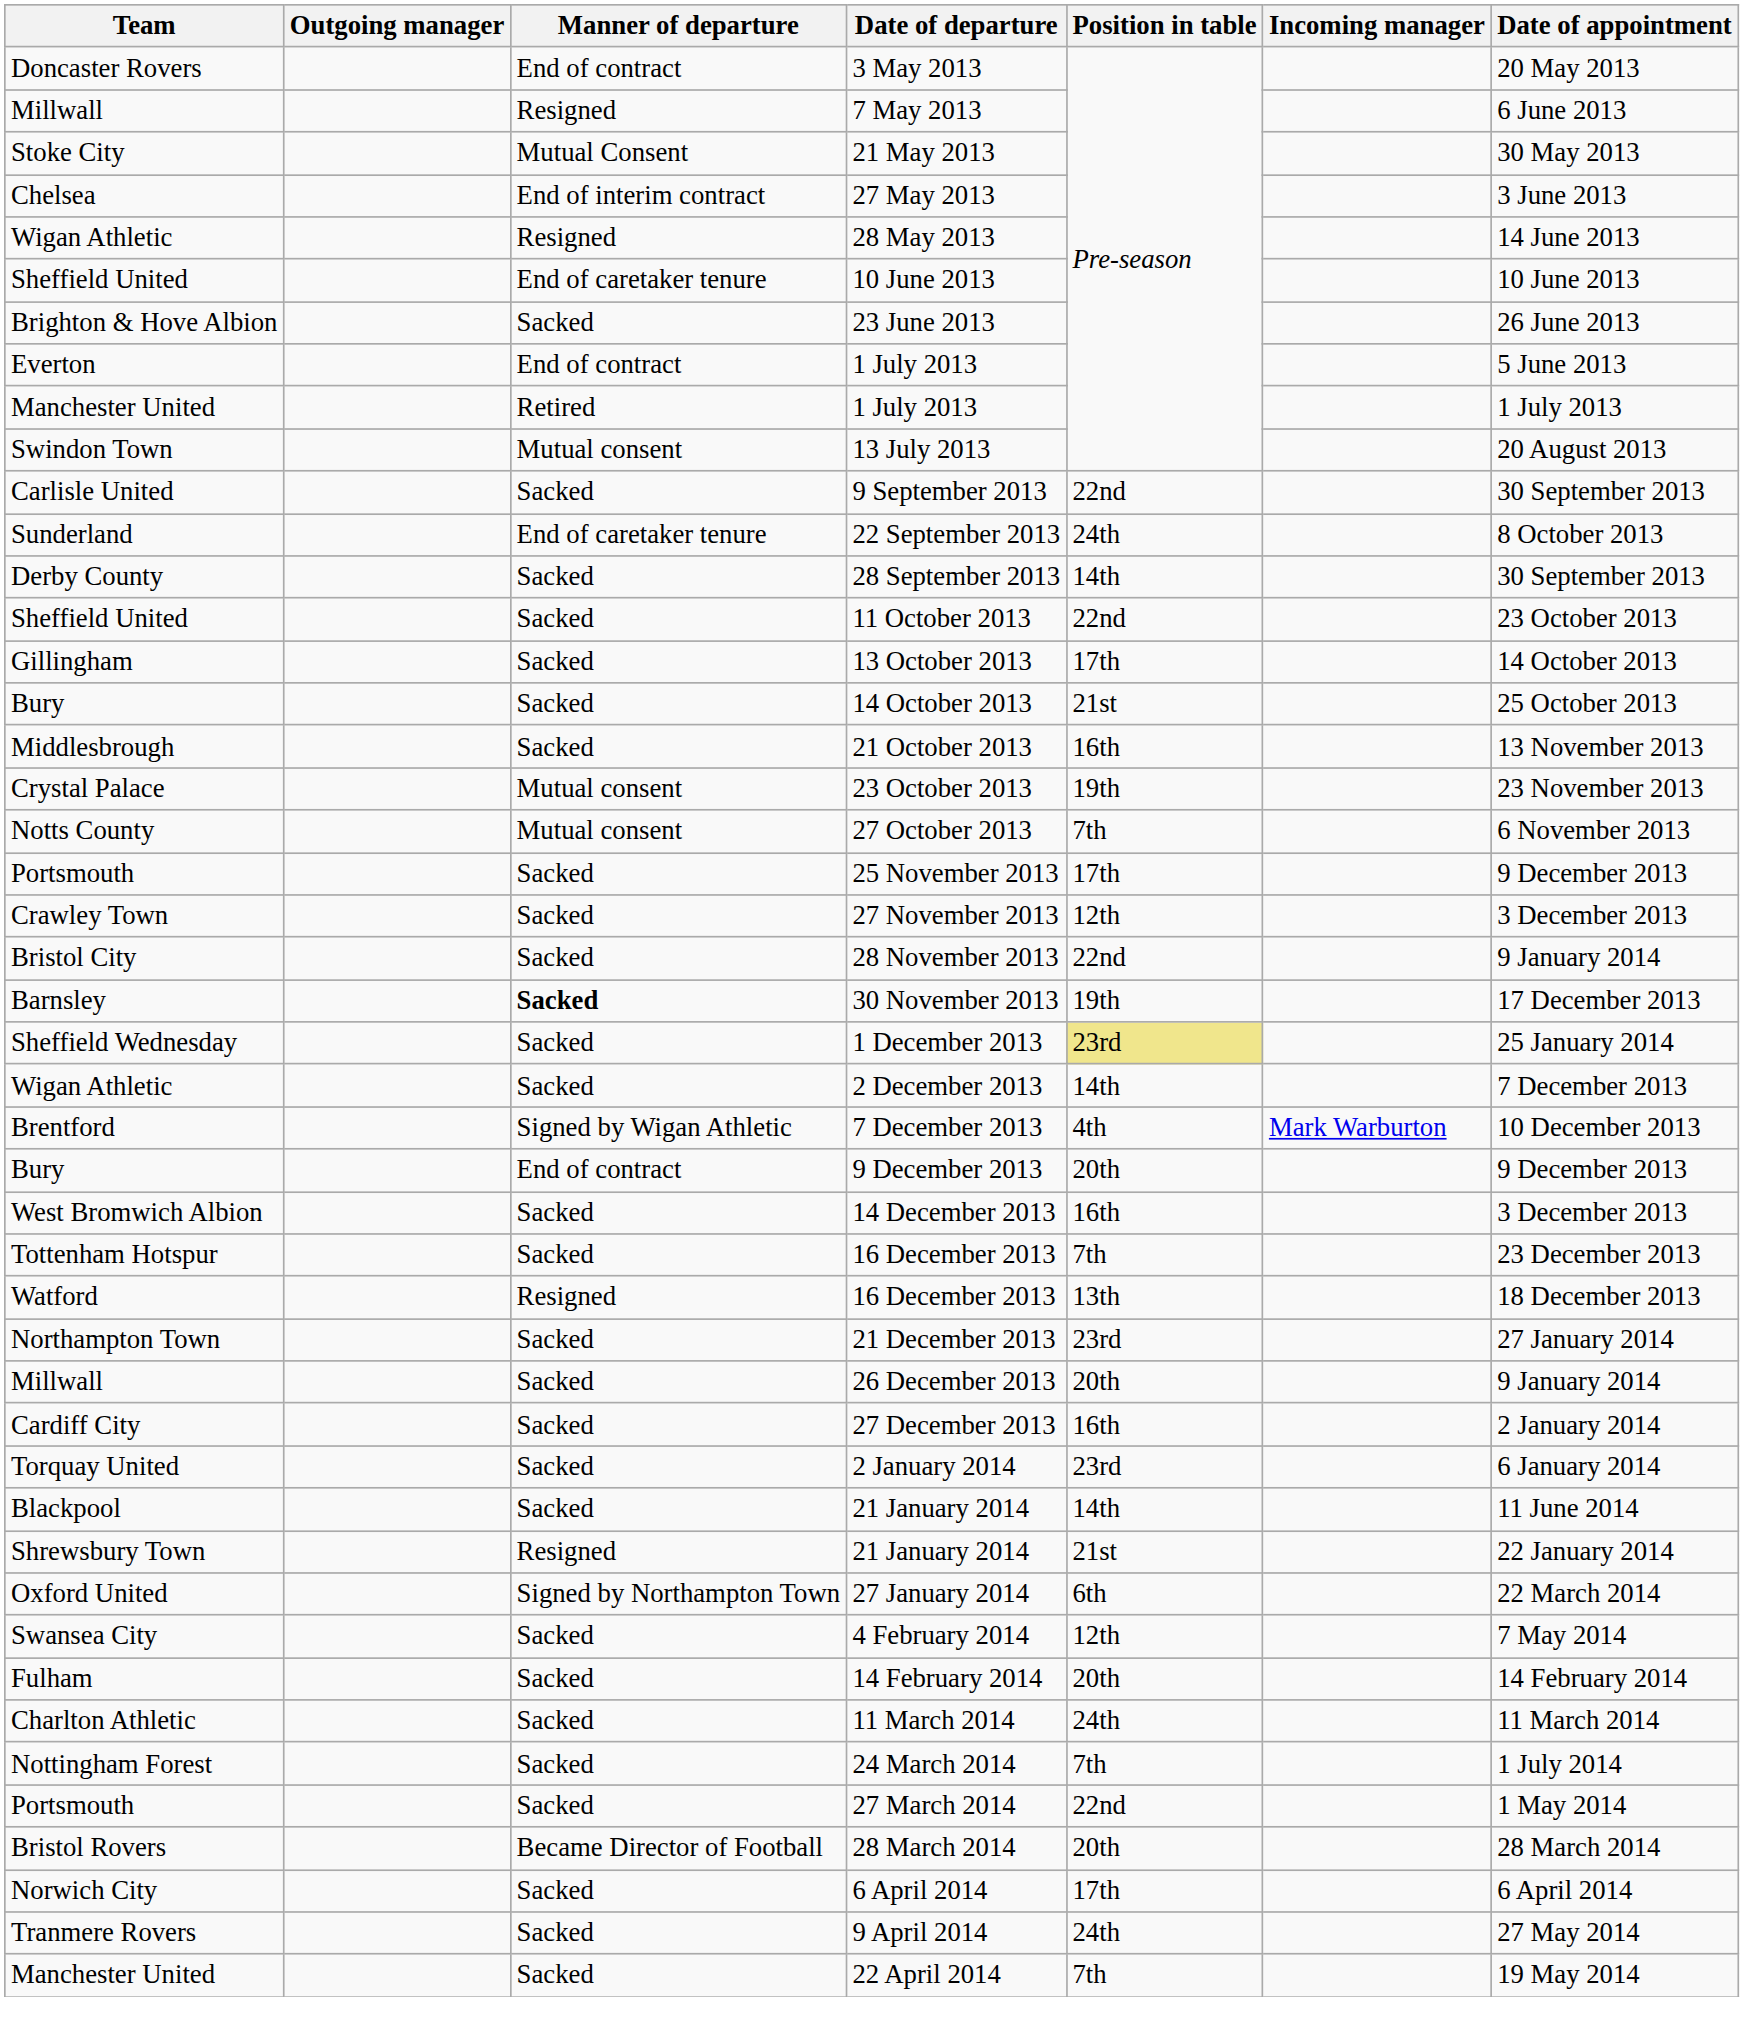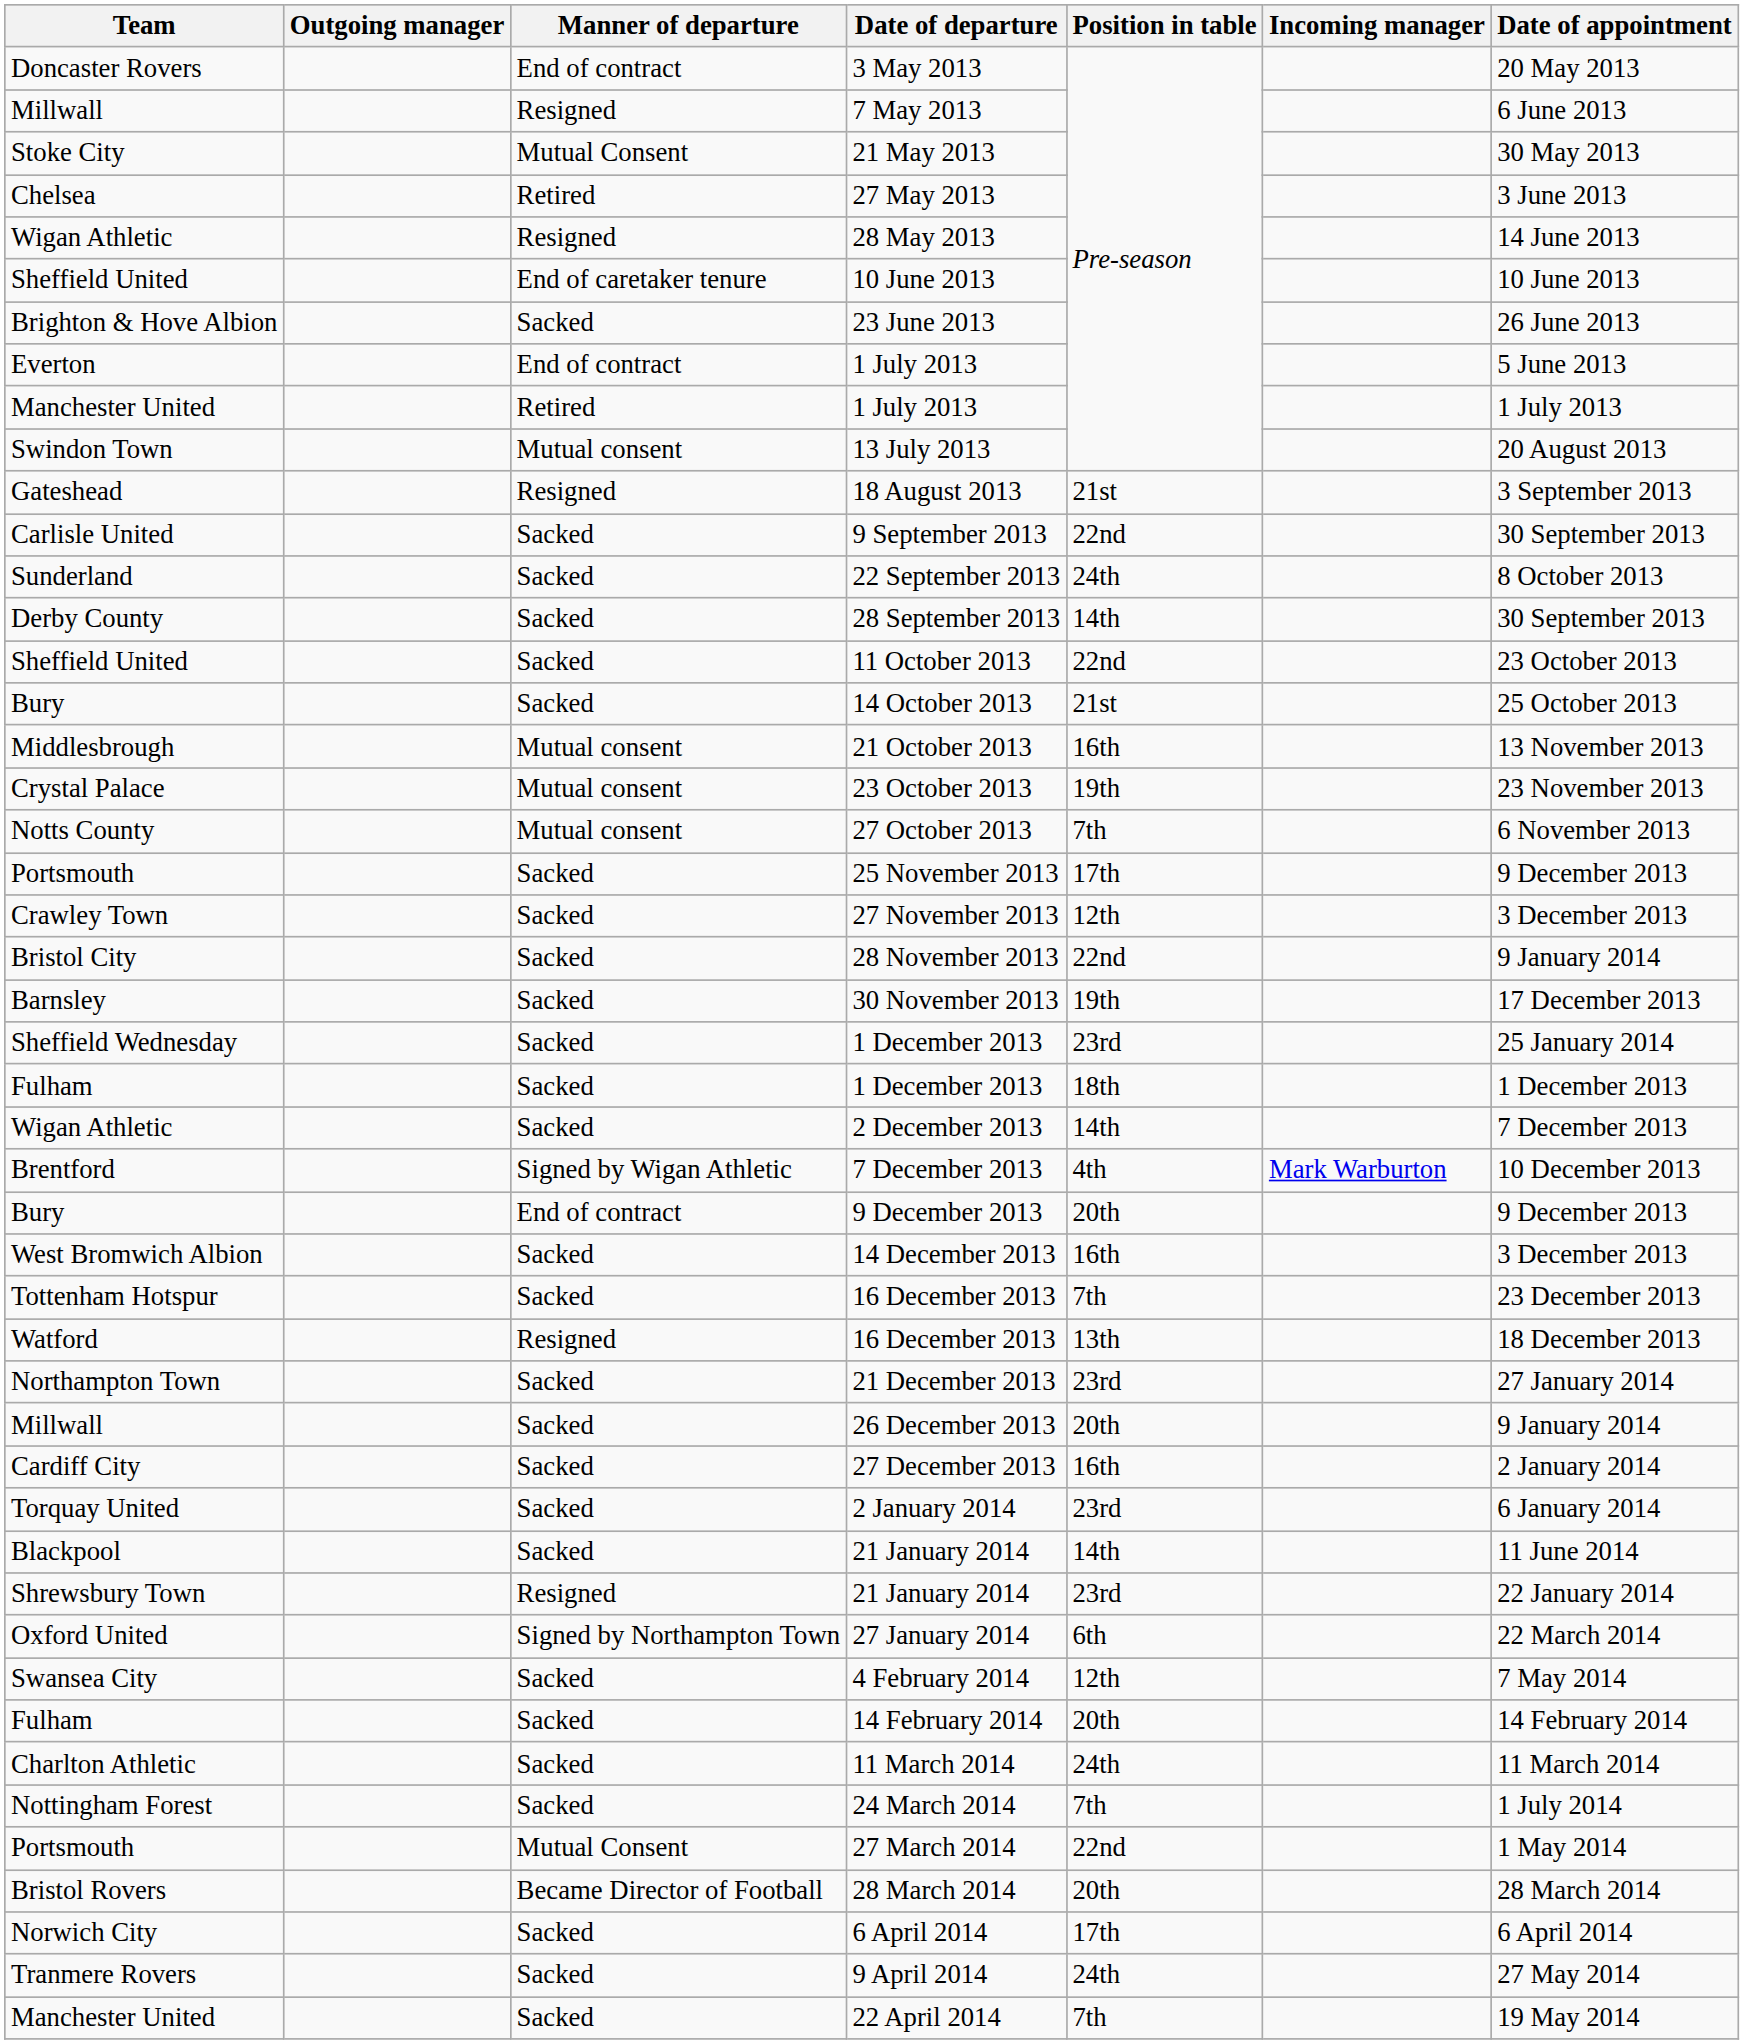(641, 195) End of interim contract -> (556, 195) Retired
+ row: (67, 491)
(642, 534) End of caretaker tenure -> (555, 576) Sacked
- row: (72, 661)
(555, 746) Sacked -> (599, 746) Mutual consent
(557, 1000) bold -> (555, 1000) normal
(1097, 1042) khaki background -> (1097, 1042) no background
+ row: (52, 1085)
(1095, 1551) 21st -> (1097, 1593) 23rd
(555, 1805) Sacked -> (602, 1847) Mutual Consent
